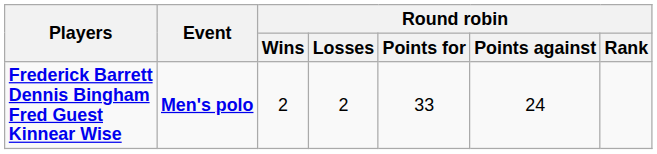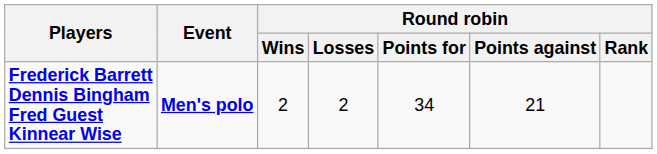(424, 105) 33 -> (424, 105) 34
(535, 105) 24 -> (535, 105) 21
